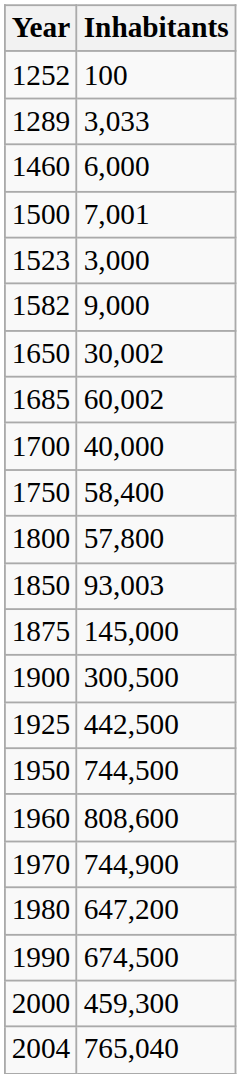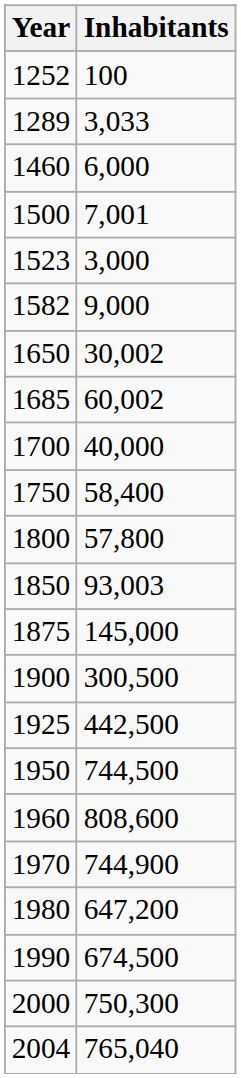(131, 1003) 459,300 -> (131, 1003) 750,300
